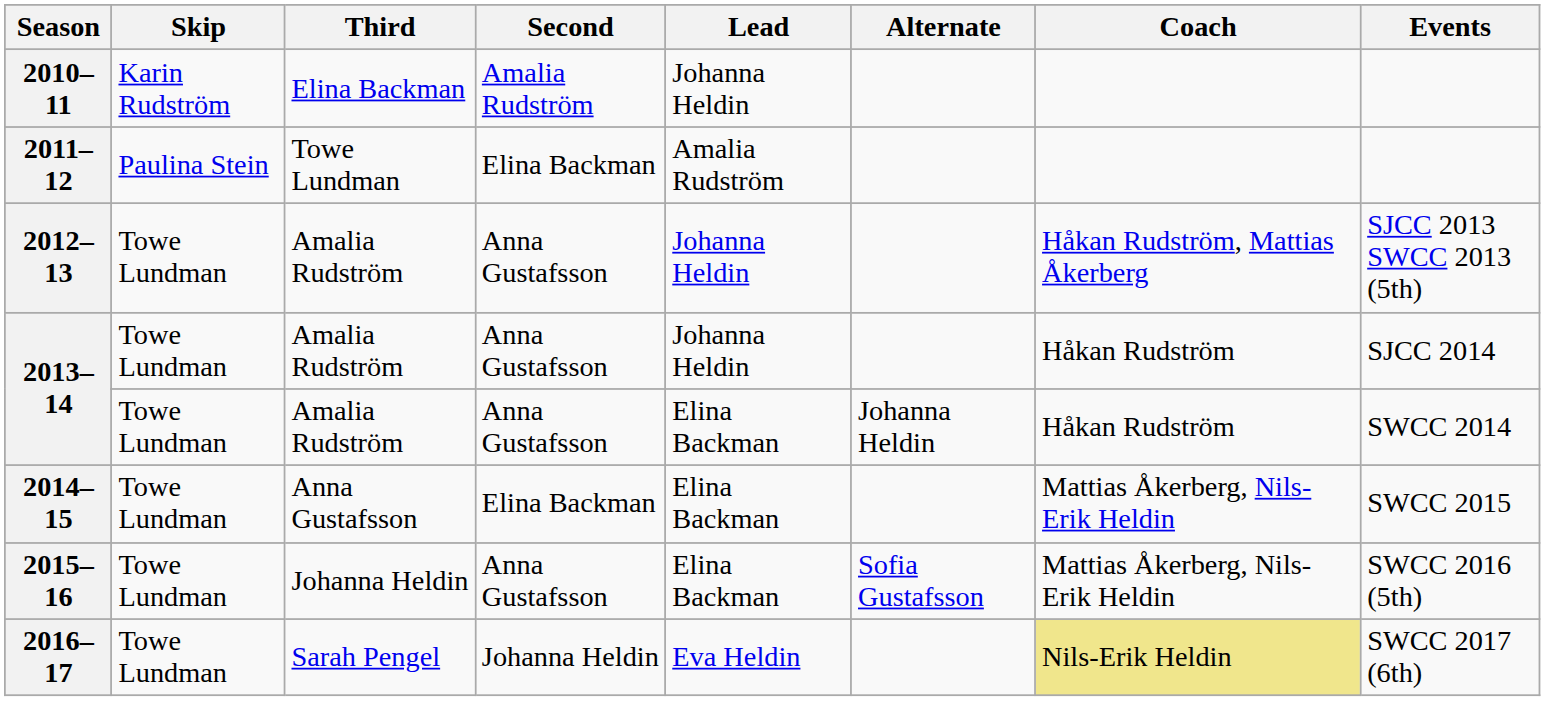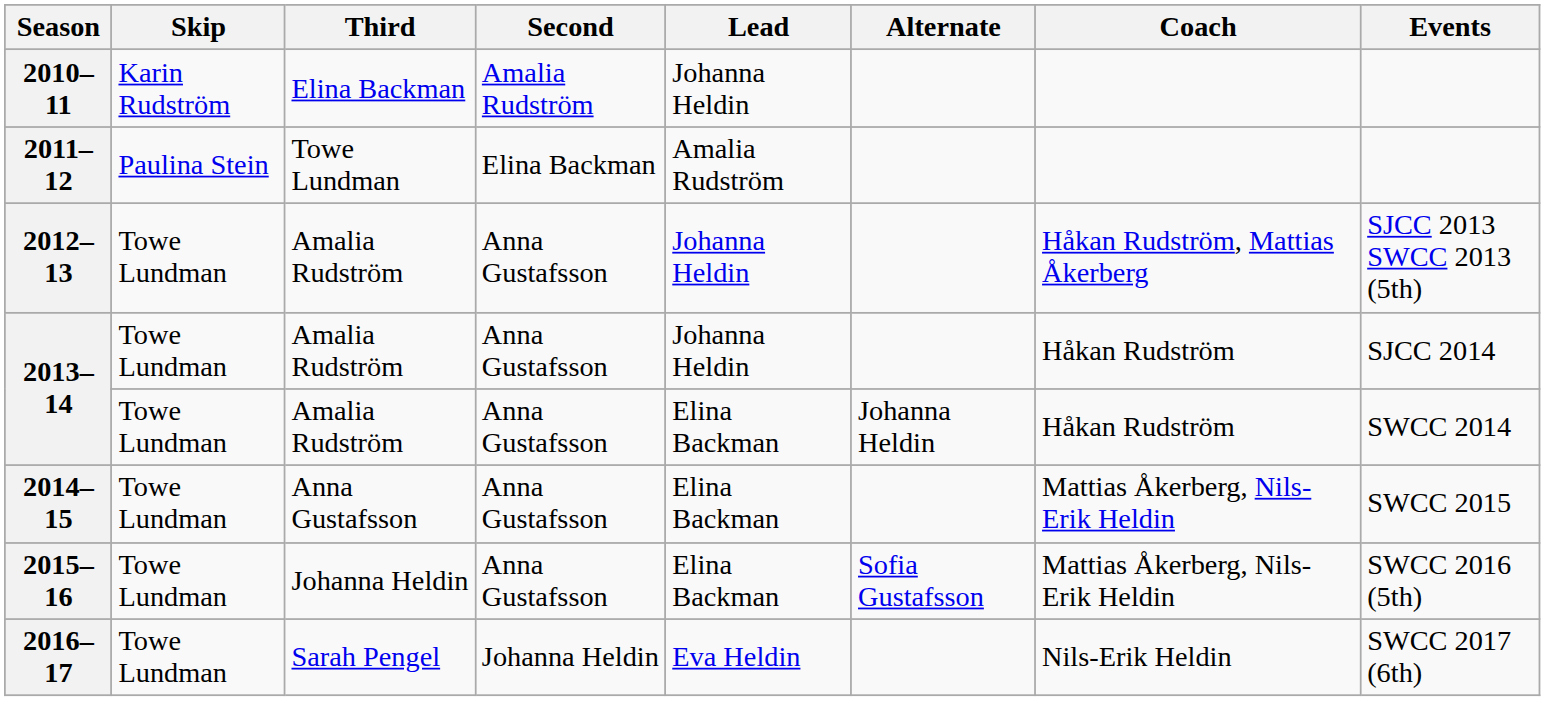(569, 503) Elina Backman -> (545, 503) Anna Gustafsson
(1137, 657) khaki background -> (1137, 657) no background
